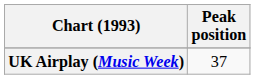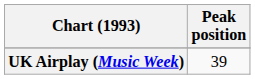(219, 61) 37 -> (219, 61) 39
